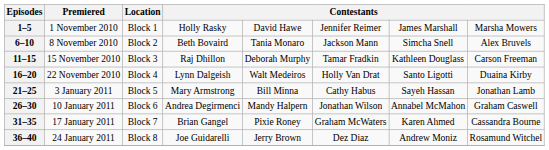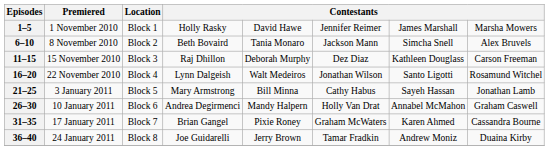(351, 59) Tamar Fradkin -> (351, 59) Dez Diaz
(351, 75) Holly Van Drat -> (351, 75) Jonathan Wilson
(506, 75) Duaina Kirby -> (506, 75) Rosamund Witchel
(351, 106) Jonathan Wilson -> (351, 106) Holly Van Drat
(351, 138) Dez Diaz -> (351, 138) Tamar Fradkin
(506, 138) Rosamund Witchel -> (506, 138) Duaina Kirby
